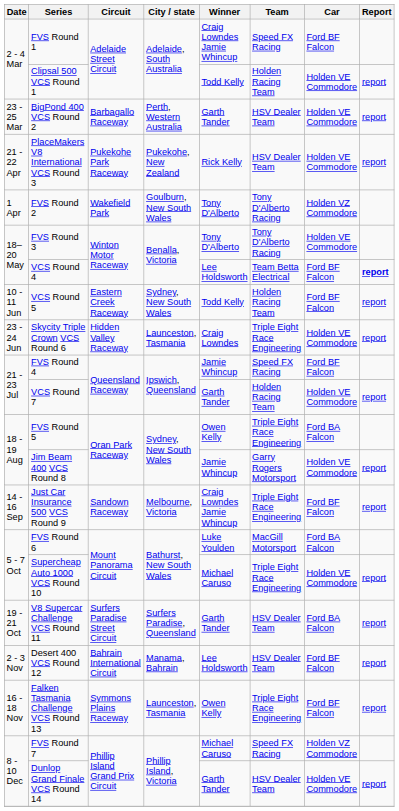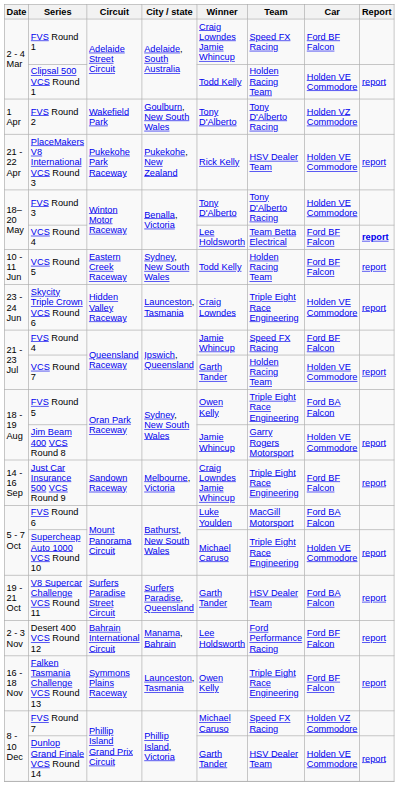- row: (57, 117)
rows swapped: (55, 208) <-> (58, 162)
(276, 663) HSV Dealer Team -> (276, 638) Ford Performance Racing
